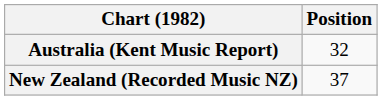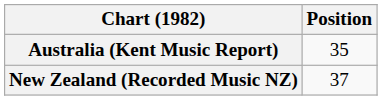(339, 49) 32 -> (339, 49) 35
